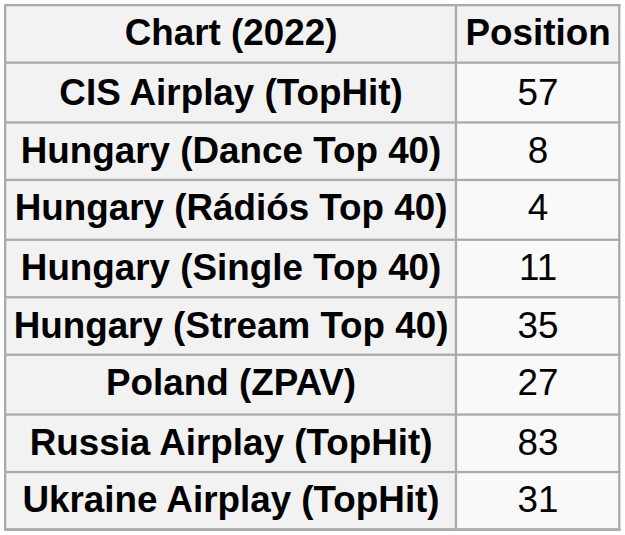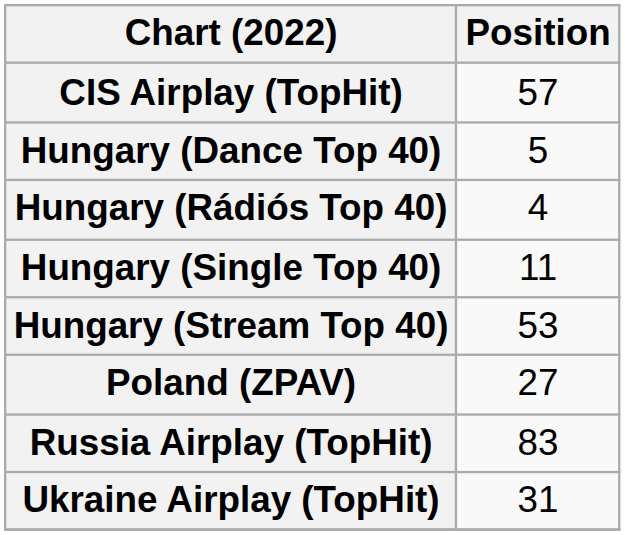(538, 150) 8 -> (538, 150) 5
(538, 325) 35 -> (538, 325) 53
